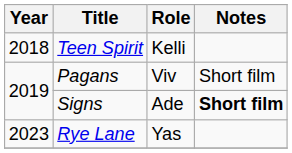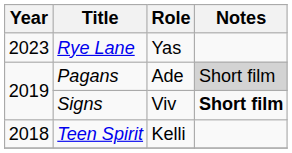rows swapped: (100, 47) <-> (96, 133)
(164, 76) Viv -> (167, 76) Ade
(237, 76) no background -> (237, 76) lightgrey background
(167, 104) Ade -> (164, 104) Viv
